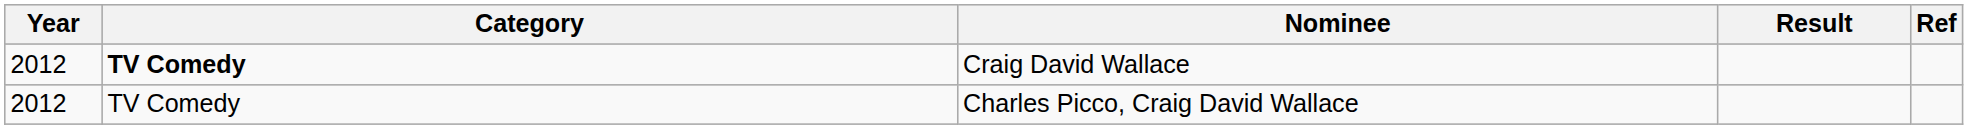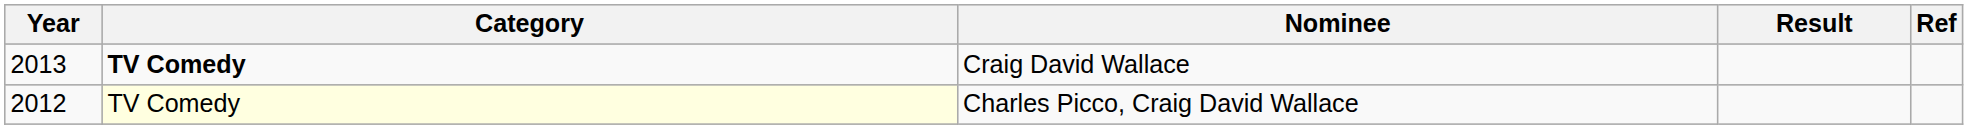(39, 64) 2012 -> (39, 64) 2013
(174, 104) no background -> (174, 104) lightyellow background
